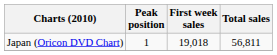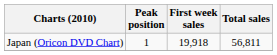(193, 42) 19,018 -> (193, 42) 19,918
